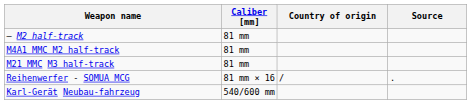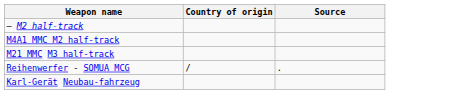- column: (249, 16)
